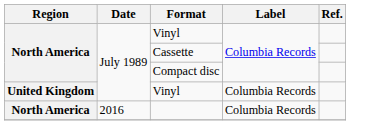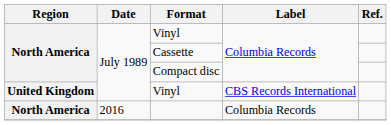(270, 91) Columbia Records -> (291, 91) CBS Records International
